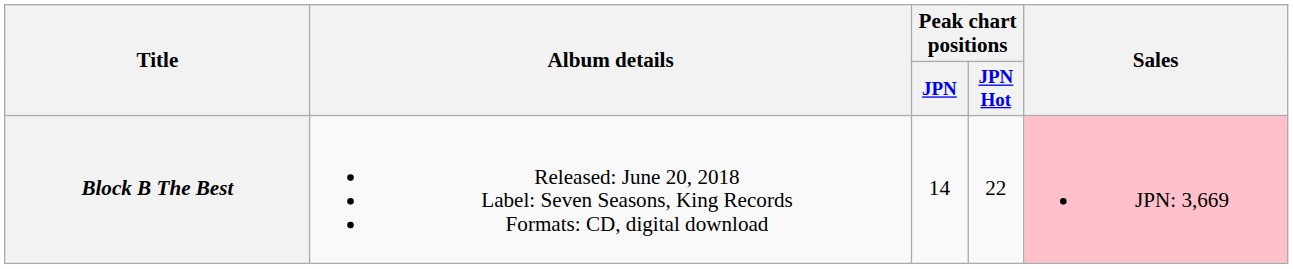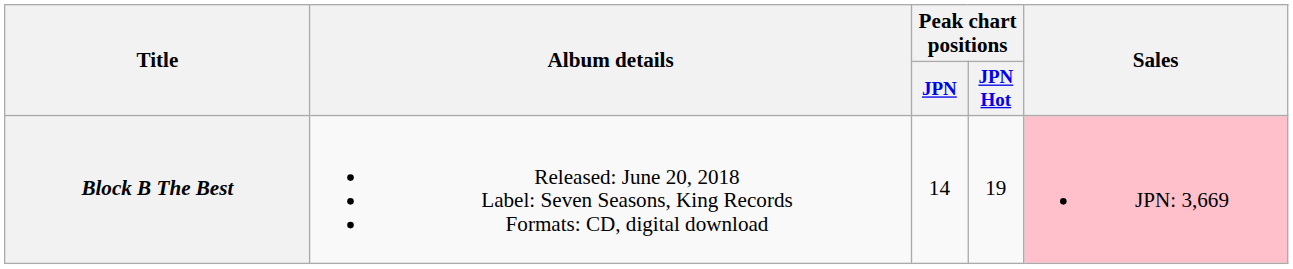(996, 189) 22 -> (996, 189) 19
